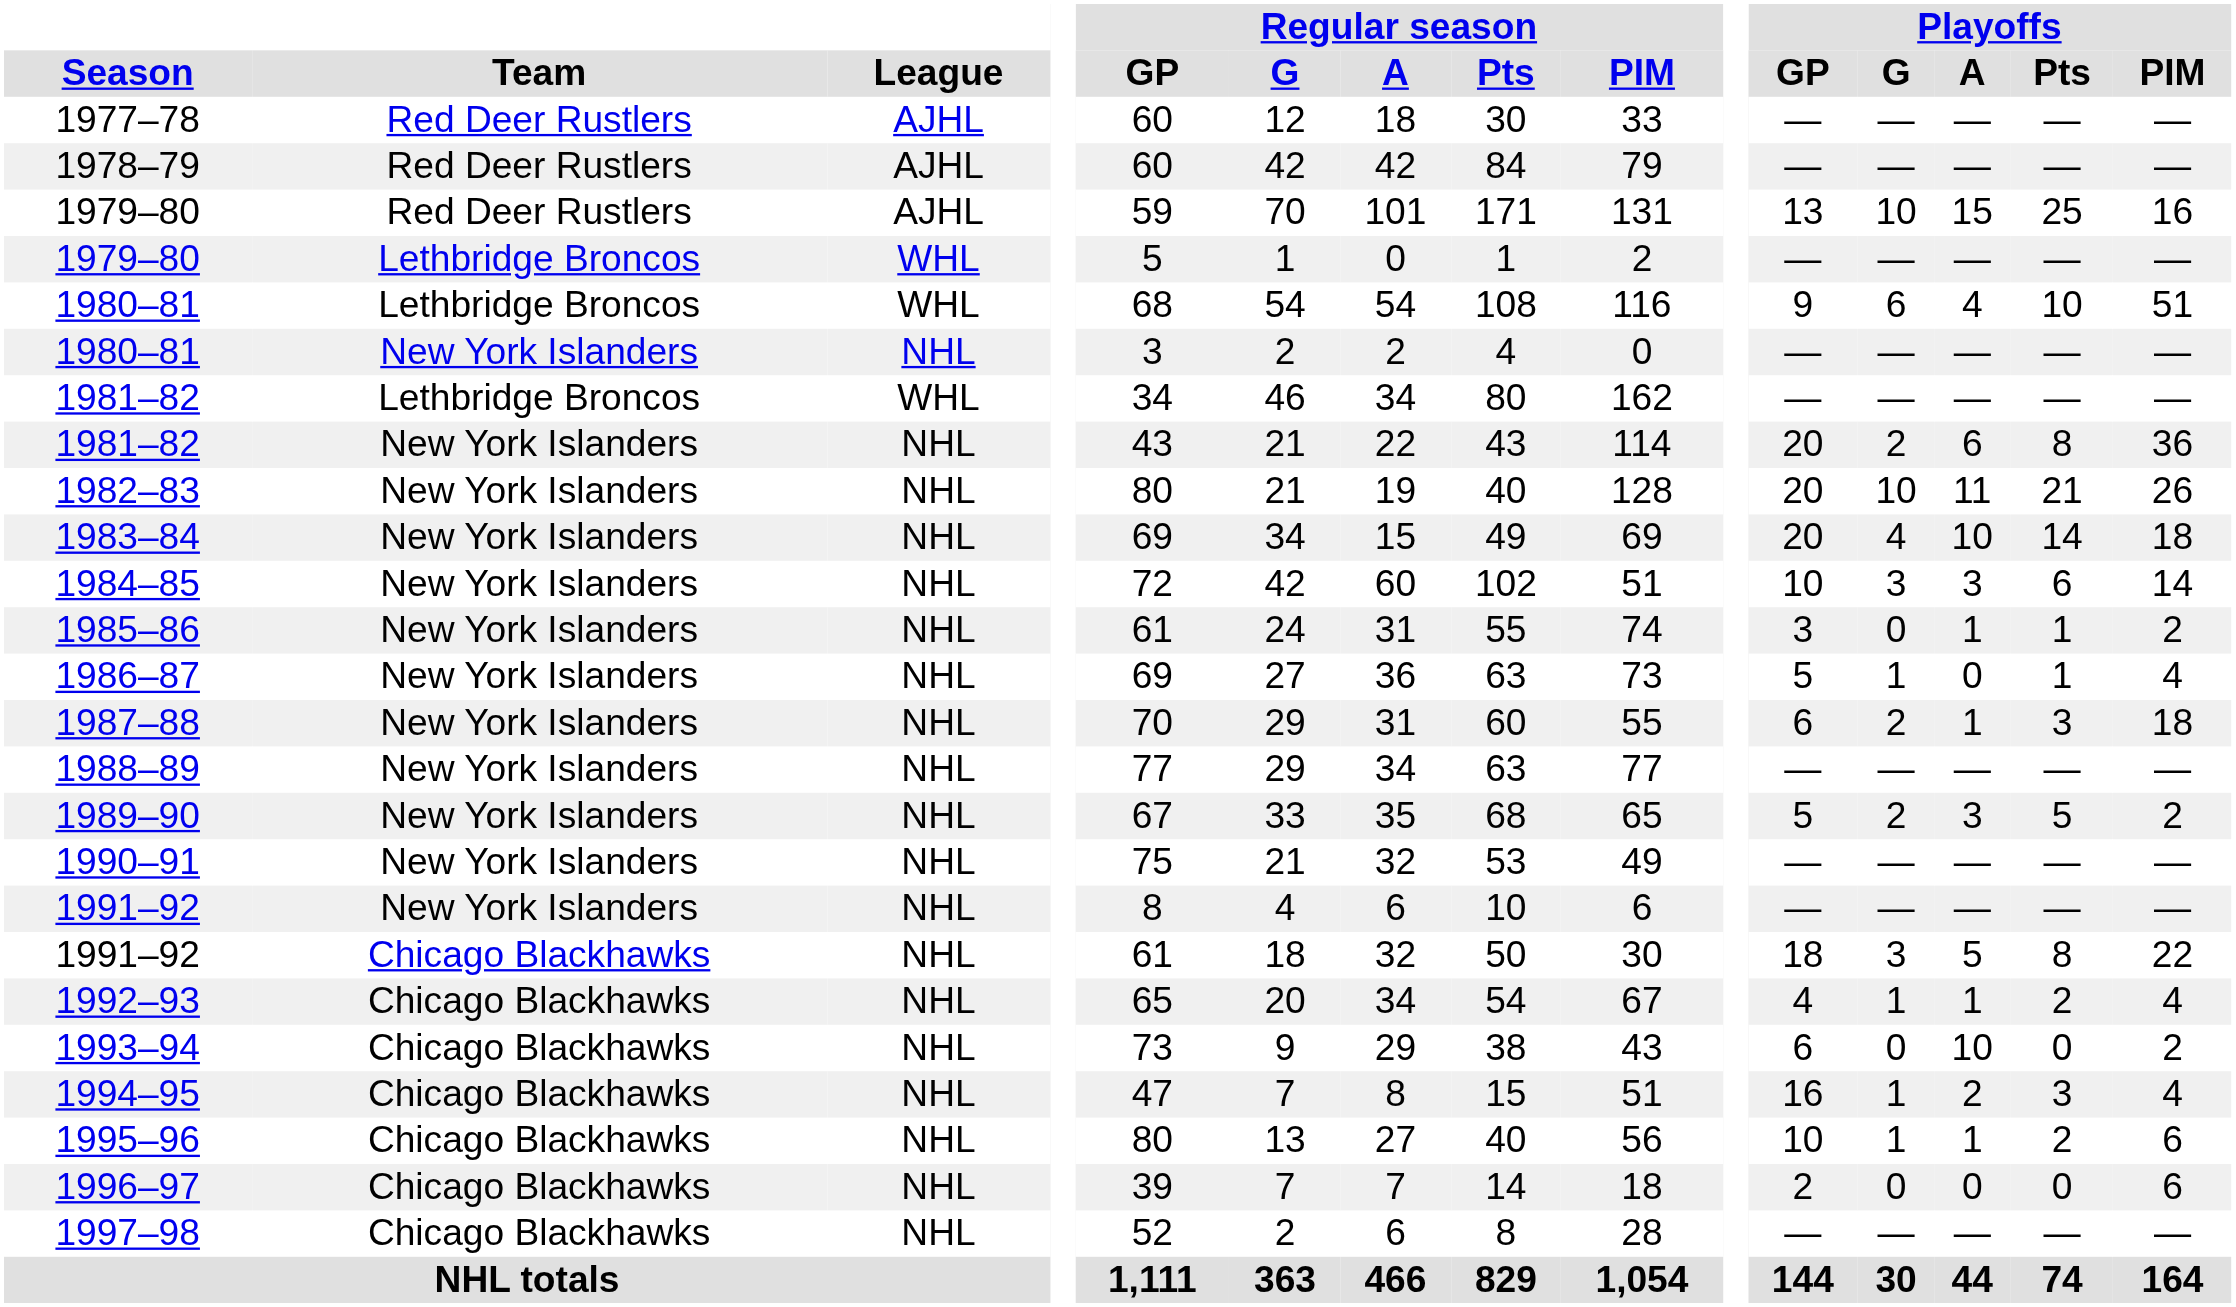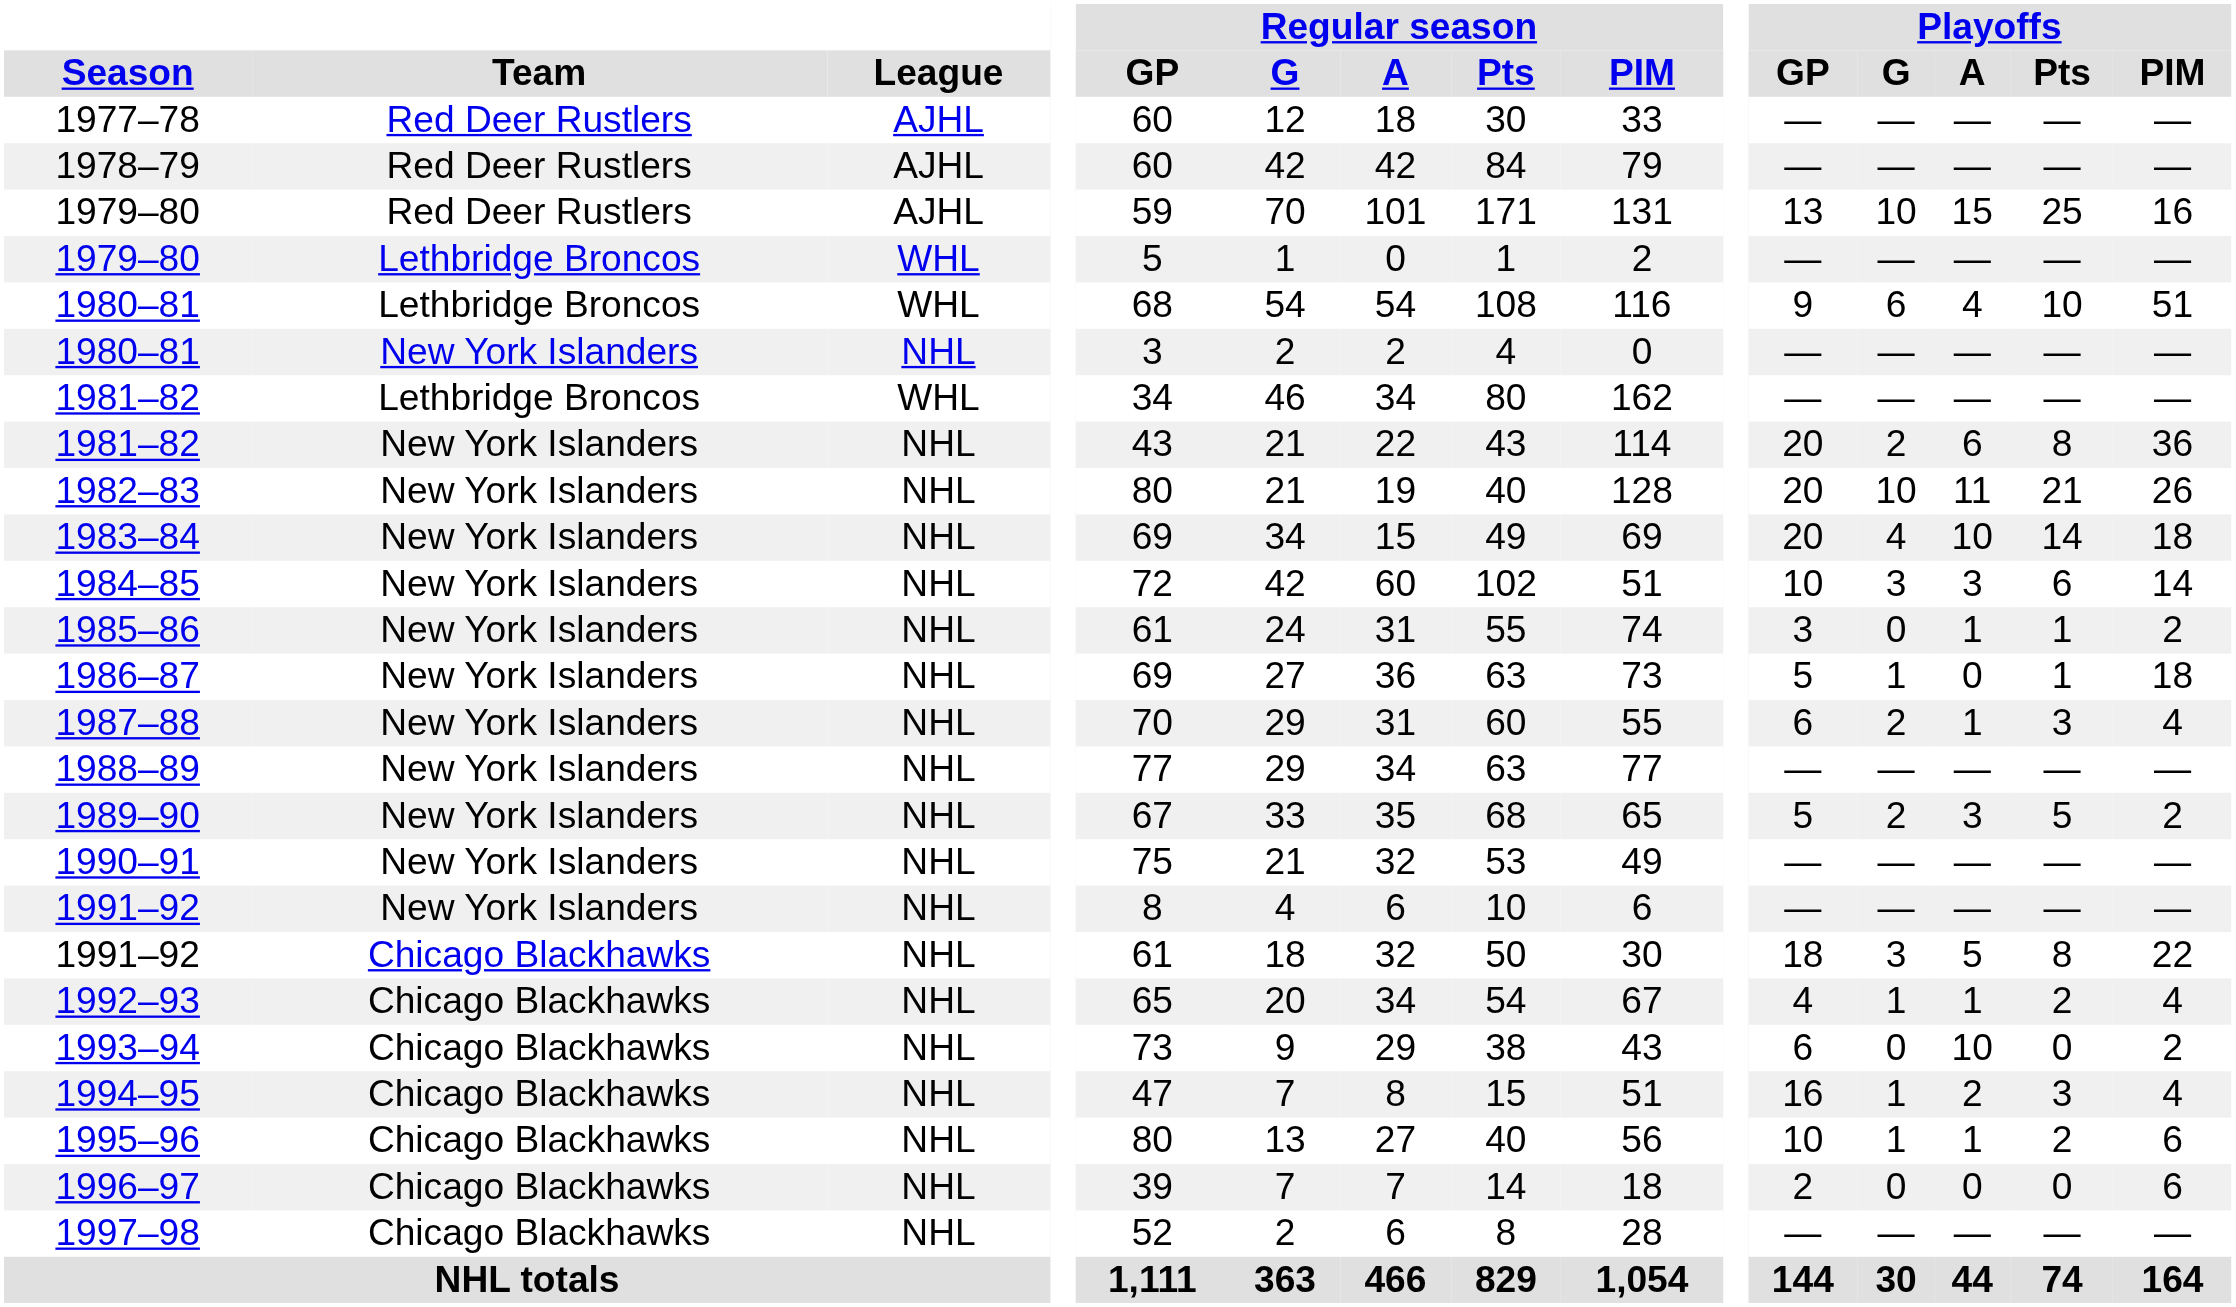(2172, 676) 4 -> (2172, 676) 18
(2172, 722) 18 -> (2172, 722) 4
